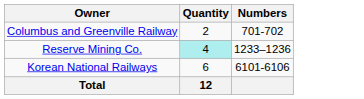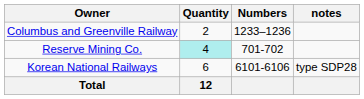+ column: (326, 13)
(262, 31) 701-702 -> (262, 31) 1233–1236
(262, 49) 1233–1236 -> (262, 49) 701-702
